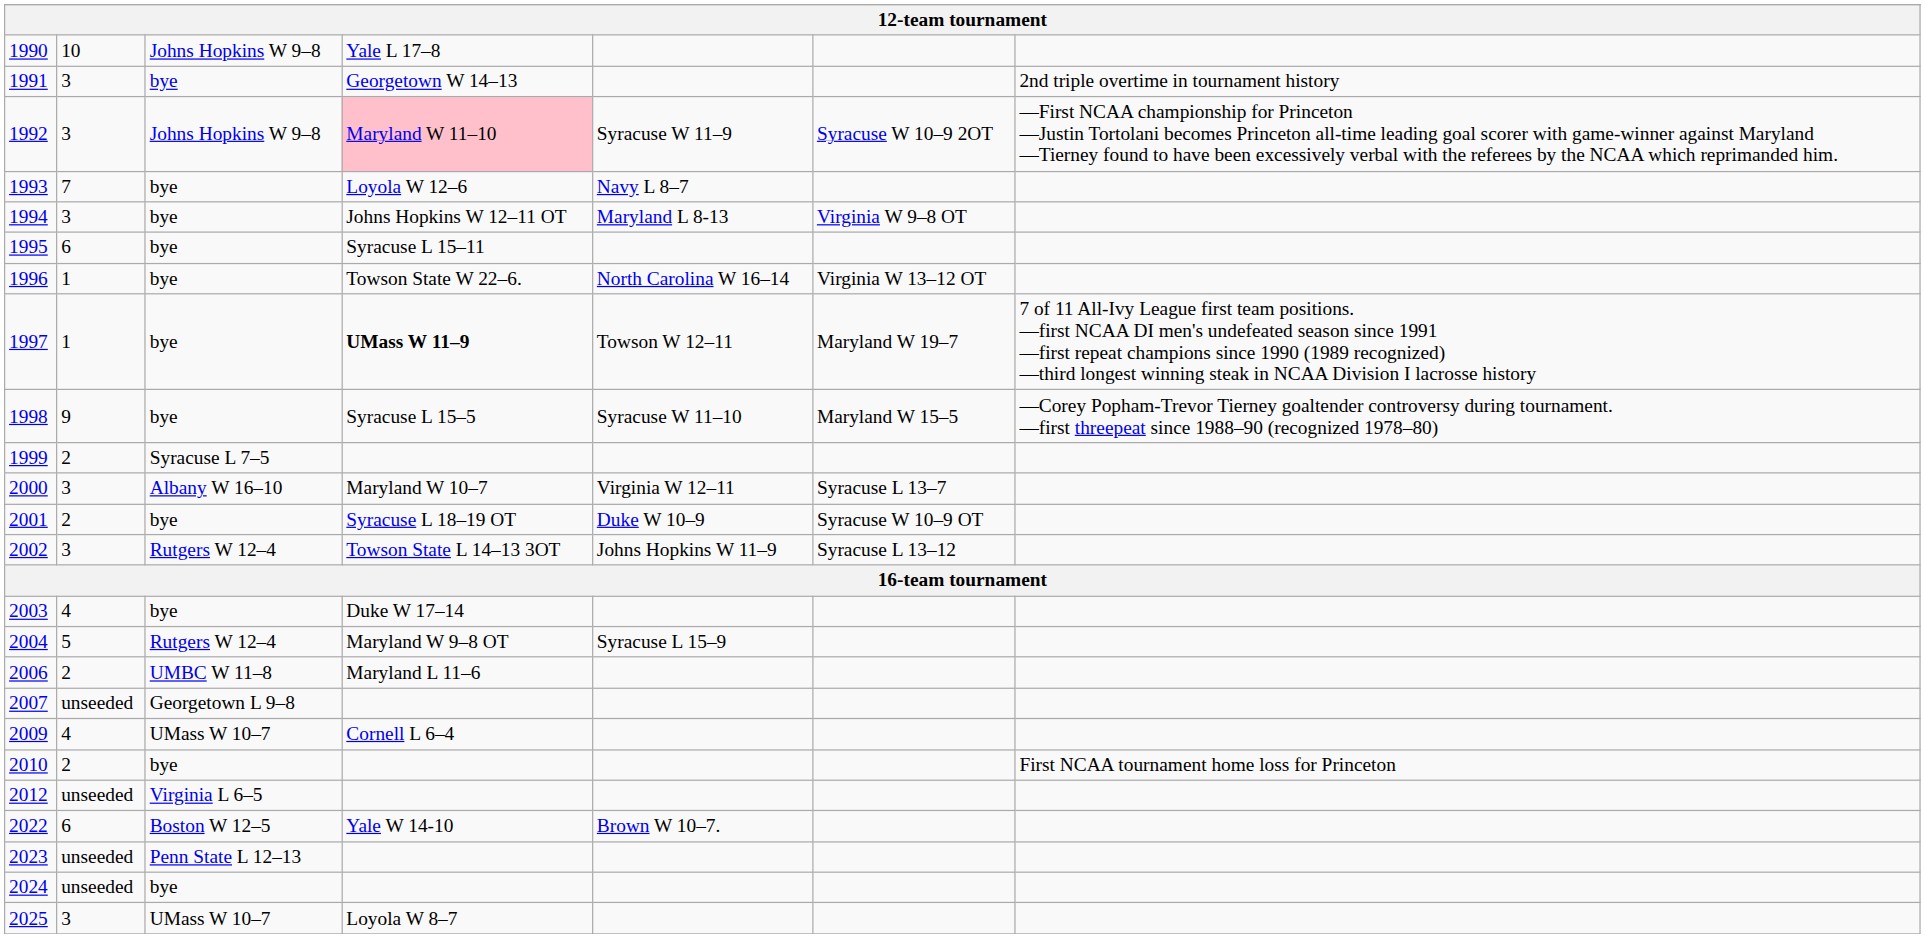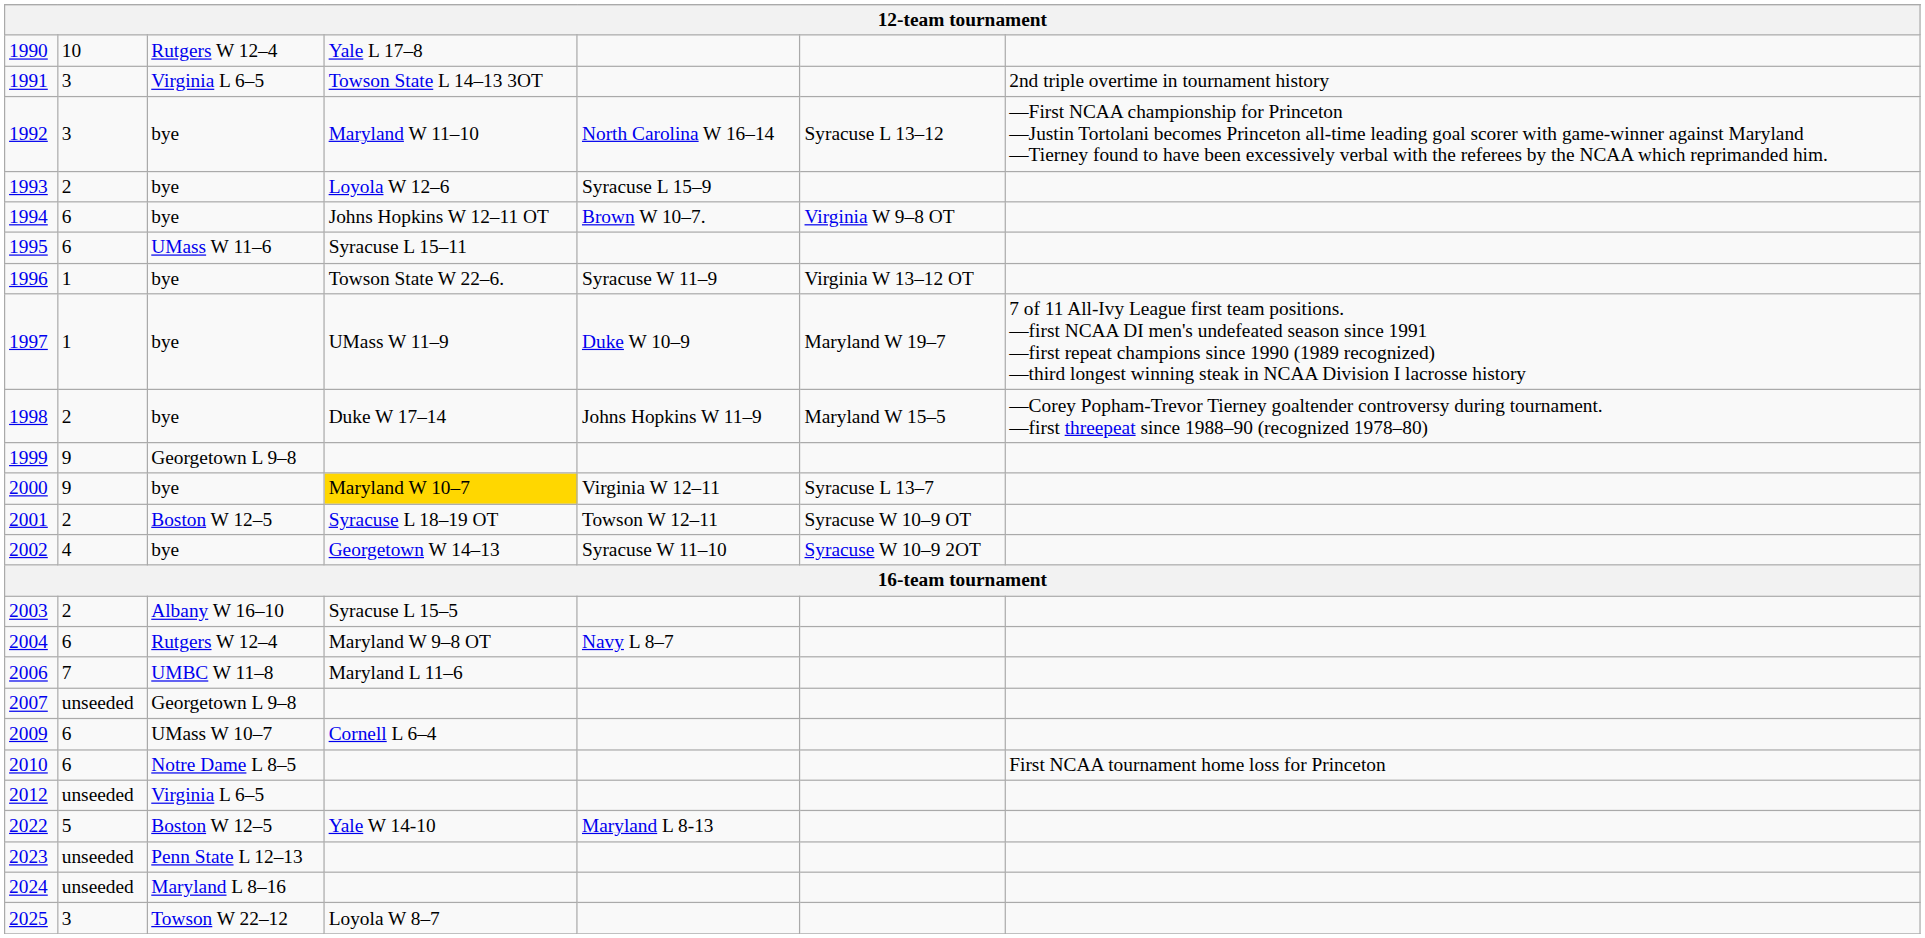(235, 50) Johns Hopkins W 9–8 -> (214, 50) Rutgers W 12–4
(164, 81) bye -> (208, 81) Virginia L 6–5
(432, 81) Georgetown W 14–13 -> (436, 81) Towson State L 14–13 3OT
(235, 133) Johns Hopkins W 9–8 -> (165, 133) bye
(421, 133) pink background -> (404, 133) no background
(664, 133) Syracuse W 11–9 -> (678, 133) North Carolina W 16–14
(905, 133) Syracuse W 10–9 2OT -> (874, 133) Syracuse L 13–12
(66, 186) 7 -> (67, 186) 2
(643, 186) Navy L 8–7 -> (647, 186) Syracuse L 15–9
(66, 216) 3 -> (67, 216) 6
(663, 216) Maryland L 8-13 -> (644, 216) Brown W 10–7.
(164, 247) bye -> (211, 247) UMass W 11–6
(693, 278) North Carolina W 16–14 -> (650, 278) Syracuse W 11–9
(408, 341) bold -> (389, 341) normal
(665, 341) Towson W 12–11 -> (636, 341) Duke W 10–9
(66, 415) 9 -> (67, 415) 2
(411, 415) Syracuse L 15–5 -> (387, 415) Duke W 17–14
(669, 415) Syracuse W 11–10 -> (672, 415) Johns Hopkins W 11–9
(66, 457) 2 -> (67, 457) 9
(210, 457) Syracuse L 7–5 -> (224, 457) Georgetown L 9–8
(66, 488) 3 -> (67, 488) 9
(216, 488) Albany W 16–10 -> (165, 488) bye
(417, 488) no background -> (399, 488) gold background
(164, 518) bye -> (212, 518) Boston W 12–5
(651, 518) Duke W 10–9 -> (650, 518) Towson W 12–11
(66, 549) 3 -> (67, 549) 4
(213, 549) Rutgers W 12–4 -> (165, 549) bye
(453, 549) Towson State L 14–13 3OT -> (414, 549) Georgetown W 14–13
(687, 549) Johns Hopkins W 11–9 -> (654, 549) Syracuse W 11–10
(886, 549) Syracuse L 13–12 -> (893, 549) Syracuse W 10–9 2OT
(66, 611) 4 -> (67, 611) 2
(164, 611) bye -> (218, 611) Albany W 16–10
(405, 611) Duke W 17–14 -> (393, 611) Syracuse L 15–5
(66, 641) 5 -> (67, 641) 6
(662, 641) Syracuse L 15–9 -> (628, 641) Navy L 8–7
(66, 672) 2 -> (67, 672) 7
(66, 733) 4 -> (67, 733) 6
(66, 764) 2 -> (67, 764) 6
(164, 764) bye -> (224, 764) Notre Dame L 8–5
(66, 826) 6 -> (67, 826) 5
(659, 826) Brown W 10–7. -> (648, 826) Maryland L 8-13
(164, 887) bye -> (219, 887) Maryland L 8–16
(210, 918) UMass W 10–7 -> (220, 918) Towson W 22–12
